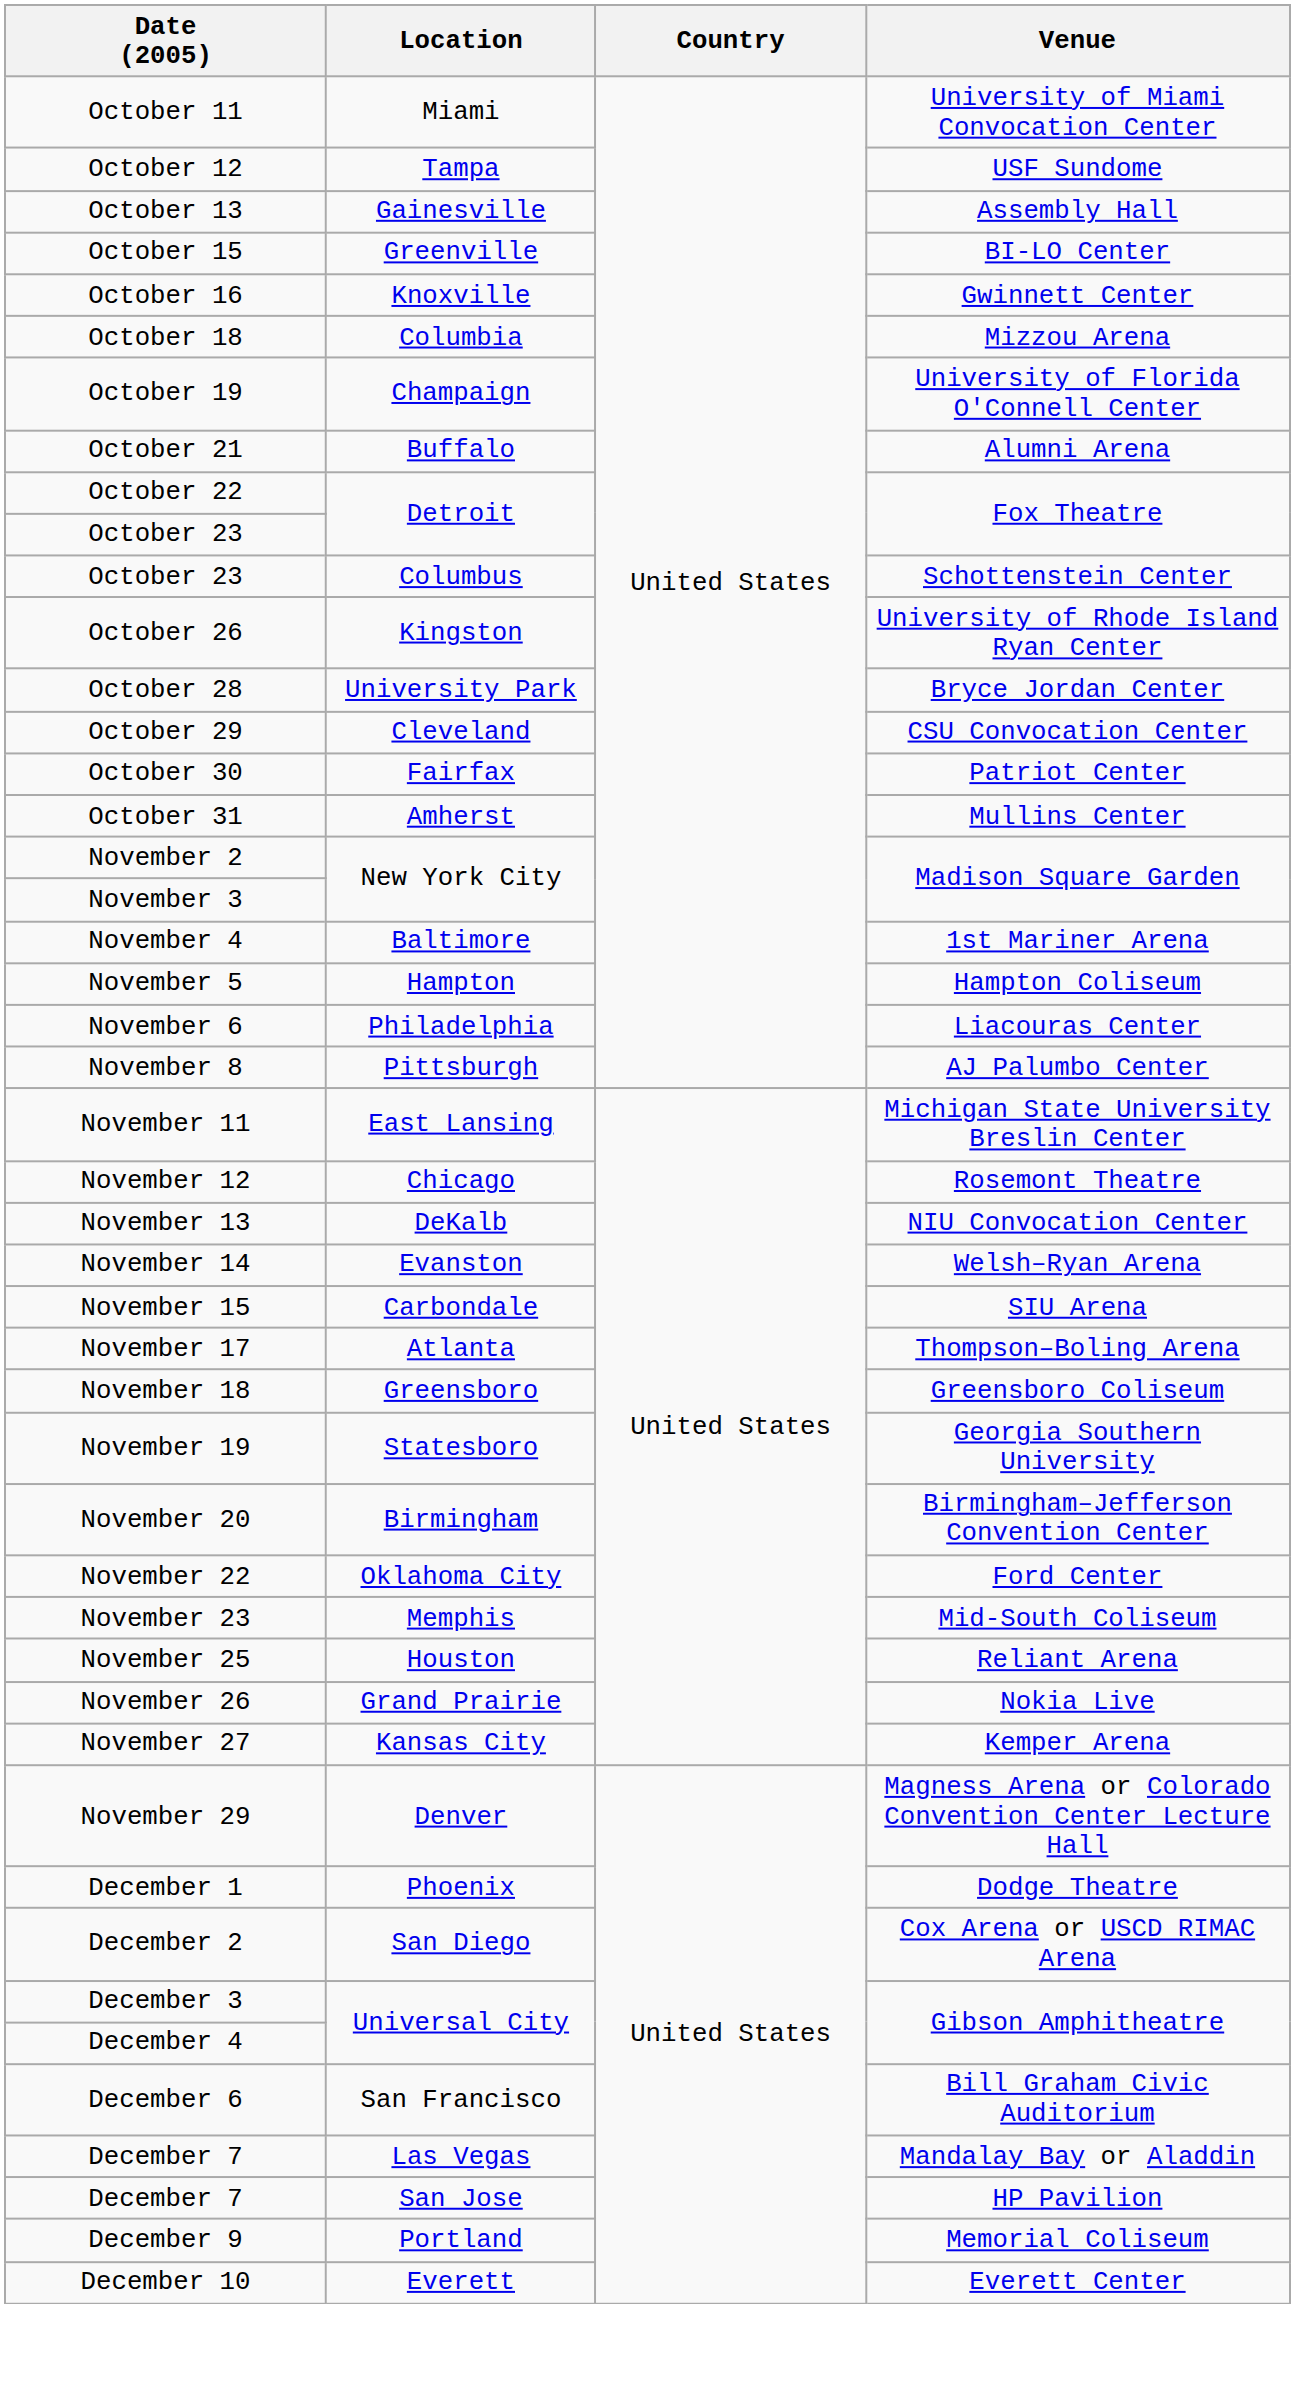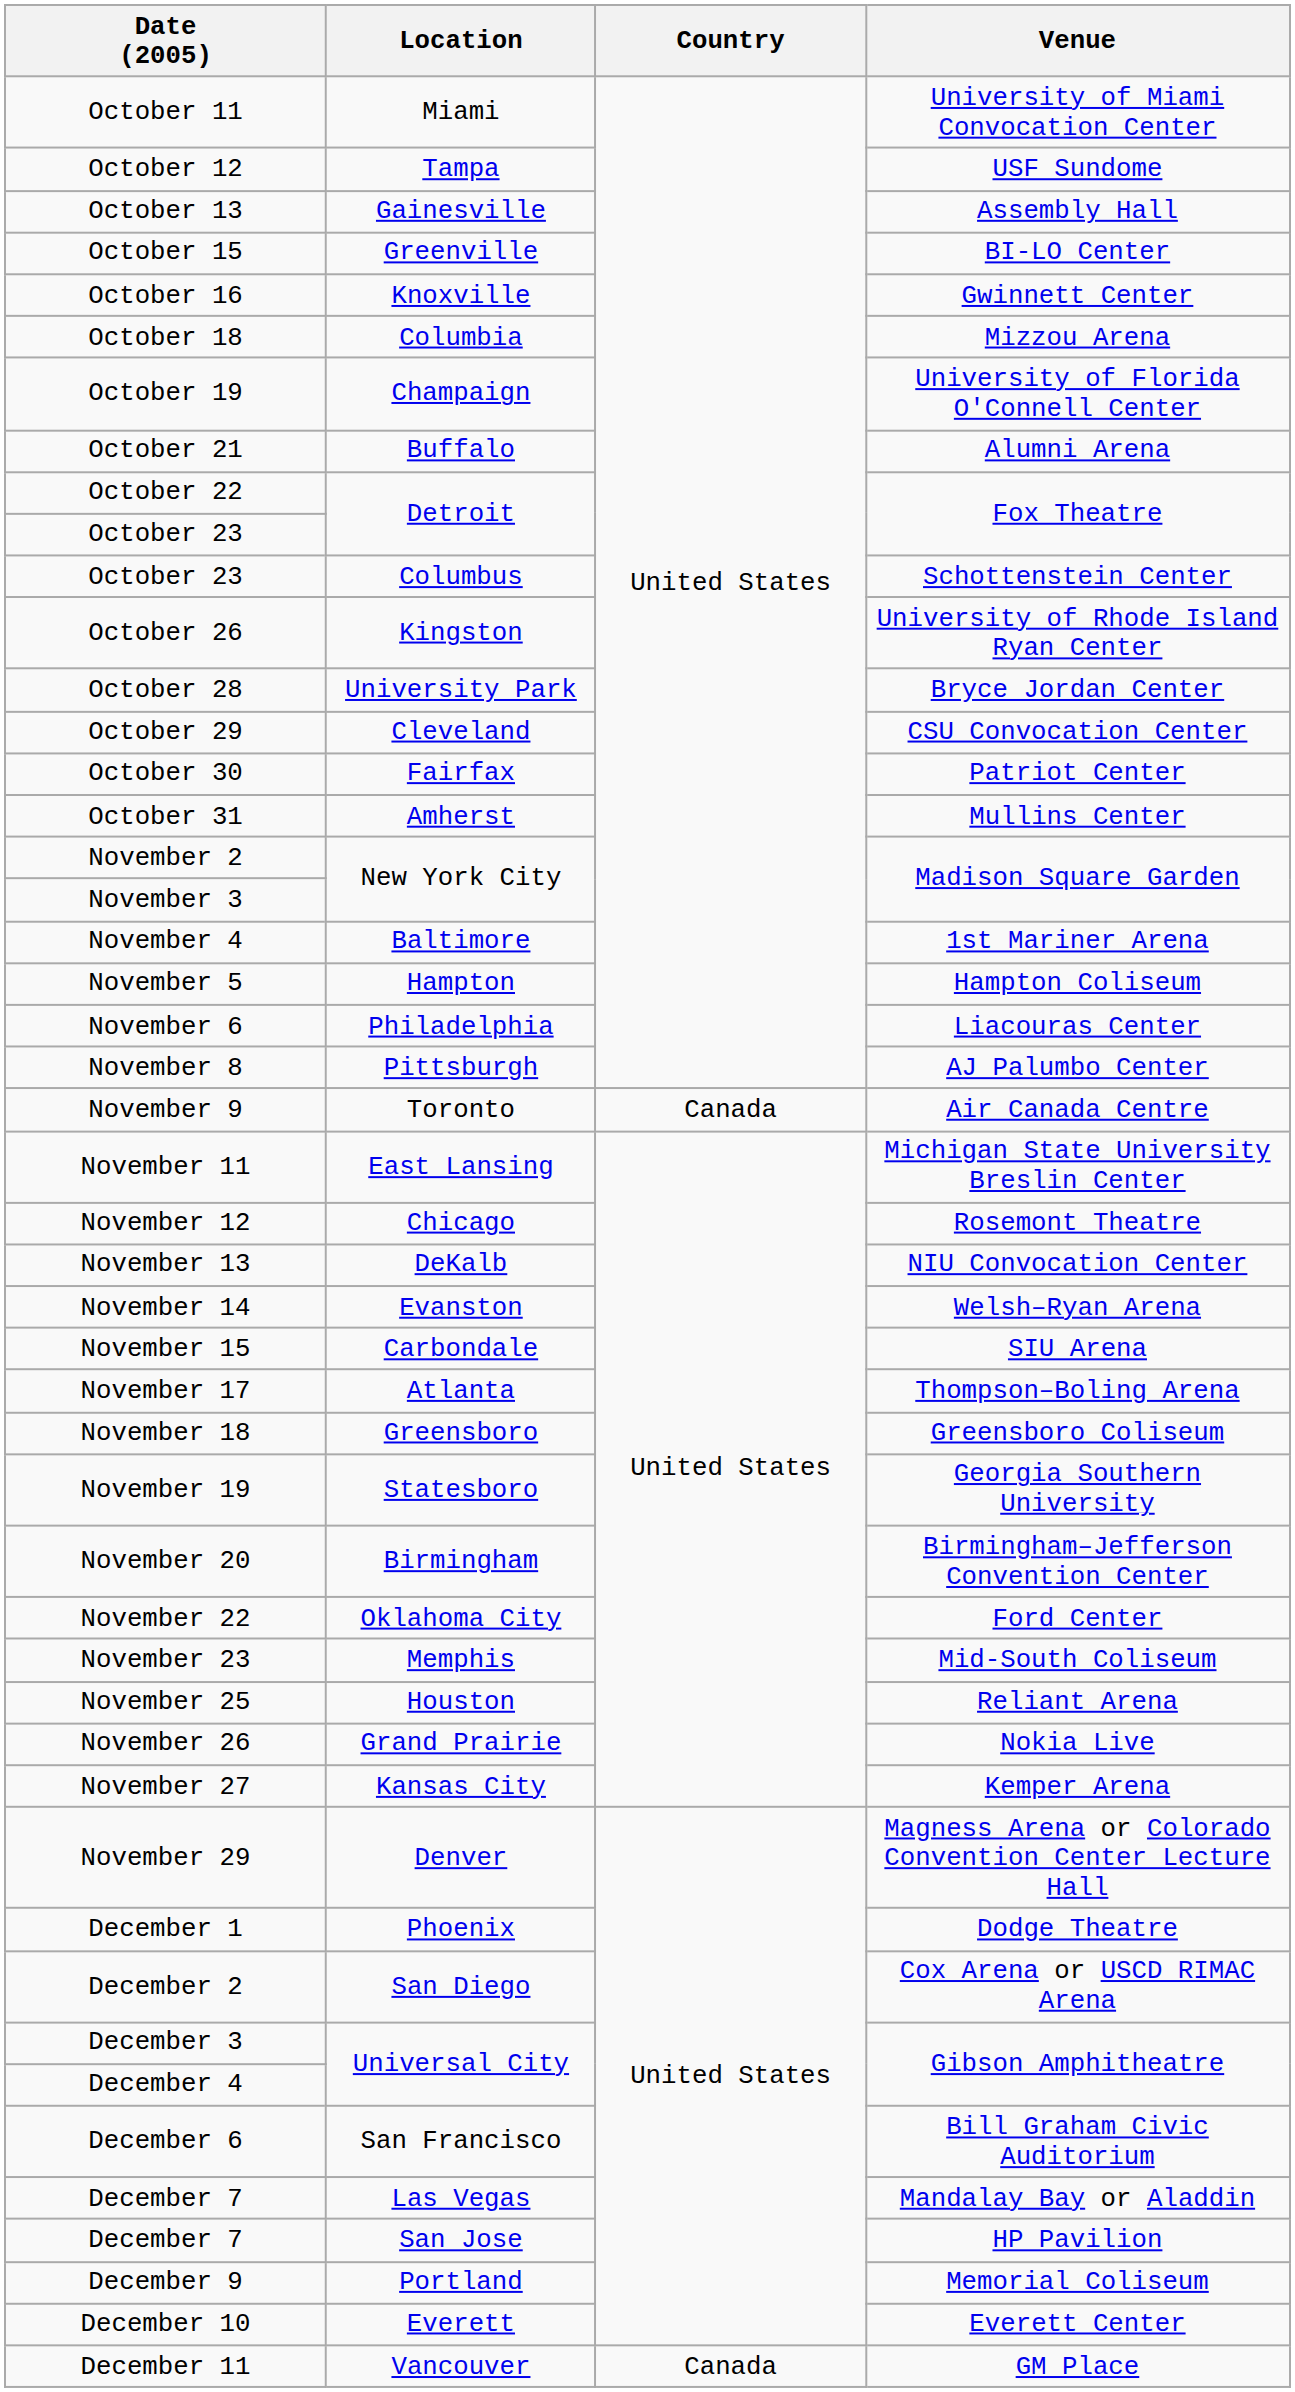+ row: (166, 1110)
+ row: (166, 2366)
